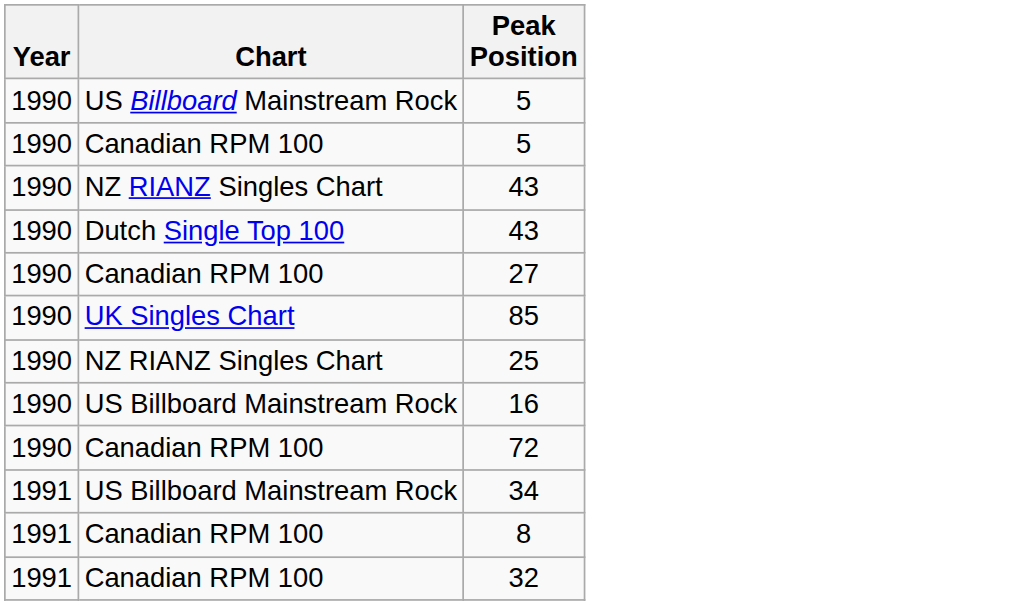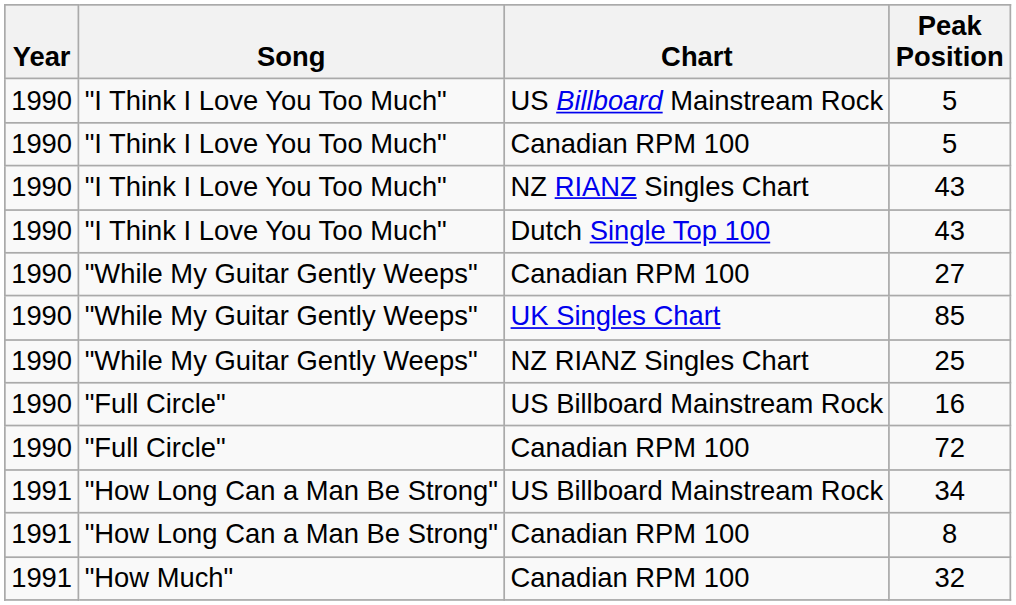+ column: (291, 56)
